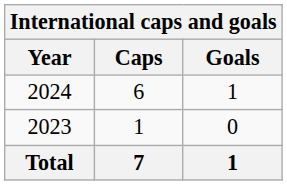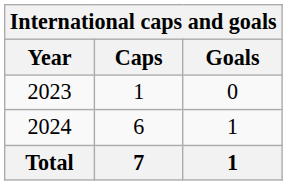rows swapped: (49, 127) <-> (49, 92)
